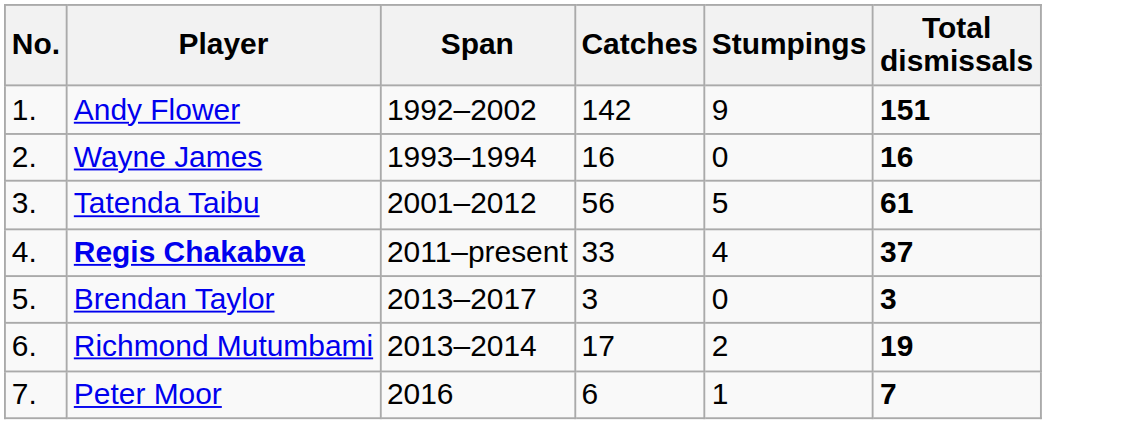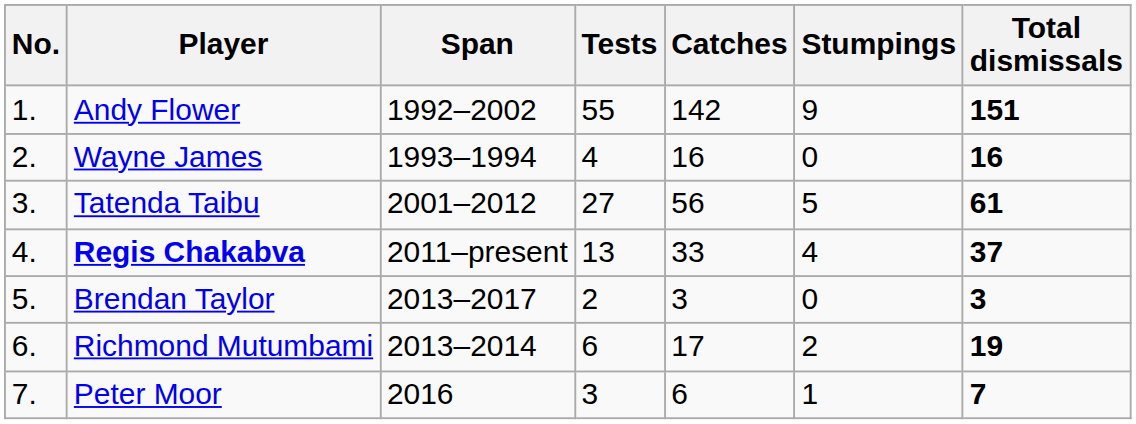+ column: (619, 45)
